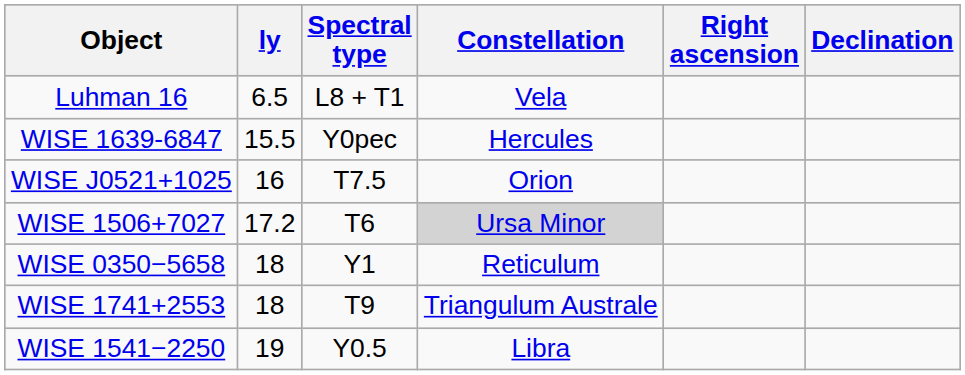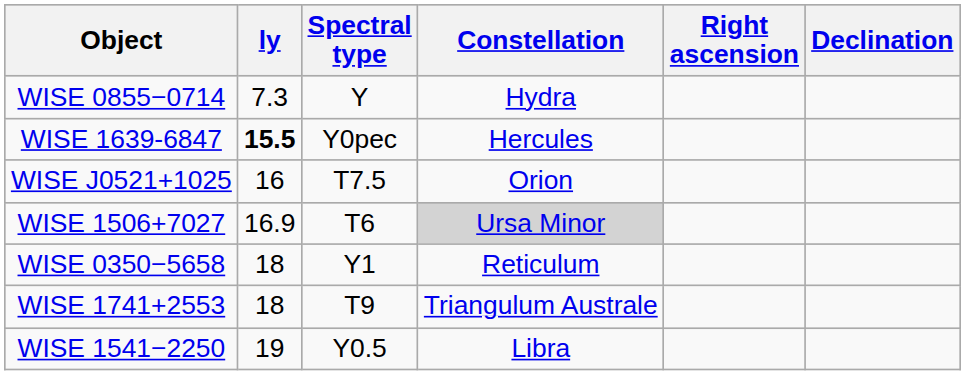- row: (121, 97)
+ row: (121, 97)
(270, 138) normal -> (270, 138) bold
(270, 222) 17.2 -> (270, 222) 16.9
